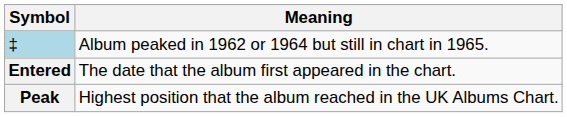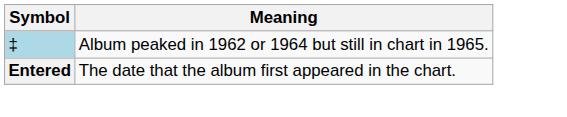- row: (40, 97)
